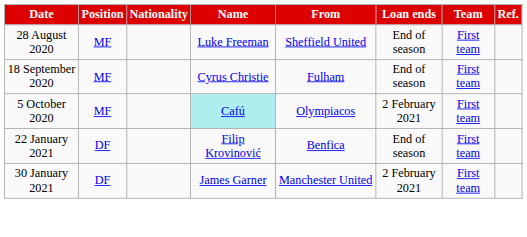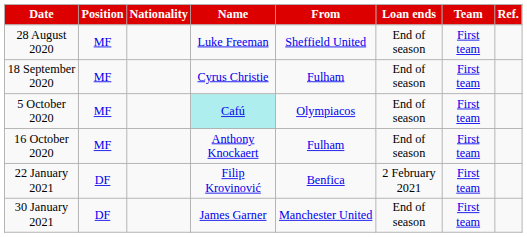(409, 111) 2 February 2021 -> (409, 111) End of season
+ row: (41, 146)
(409, 146) End of season -> (409, 180) 2 February 2021
(409, 180) 2 February 2021 -> (409, 215) End of season
